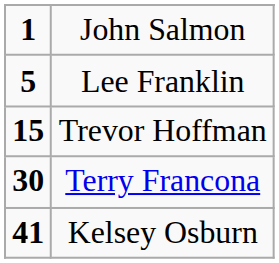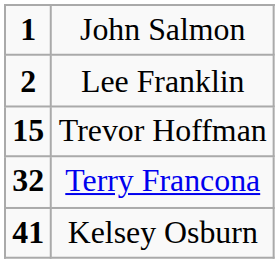(28, 80) 5 -> (28, 80) 2
(28, 181) 30 -> (28, 181) 32
